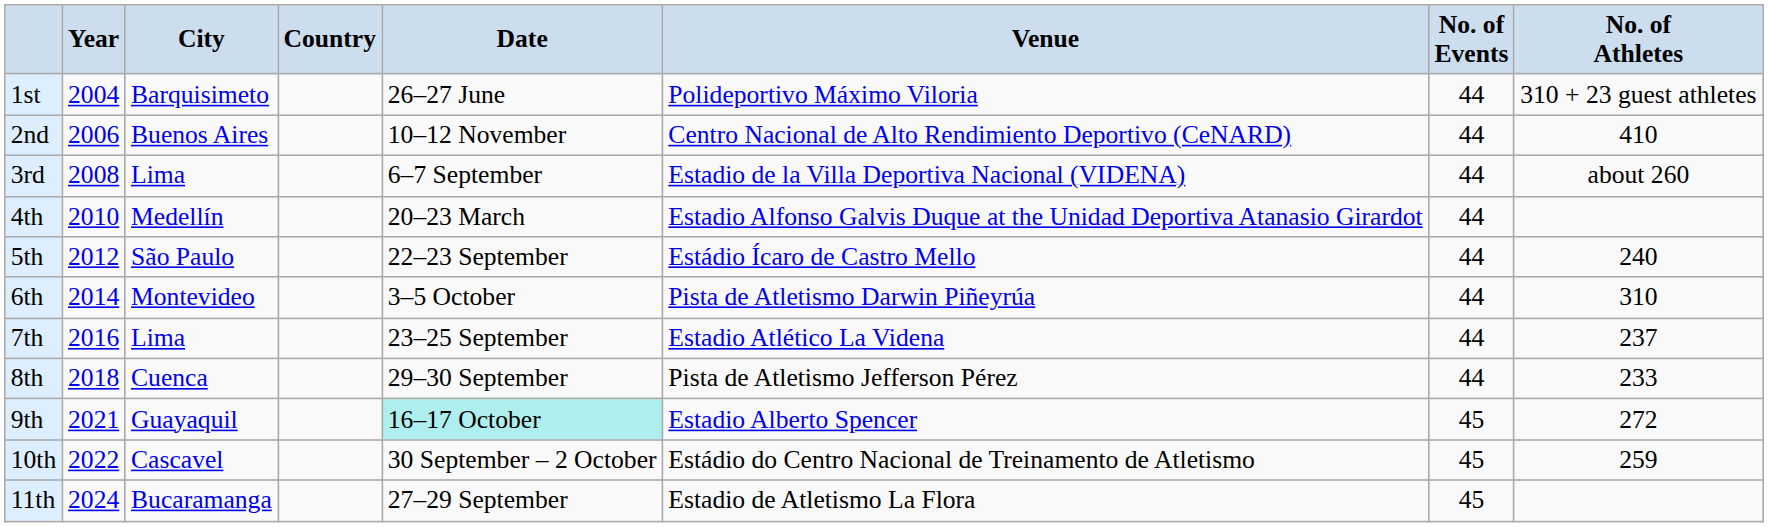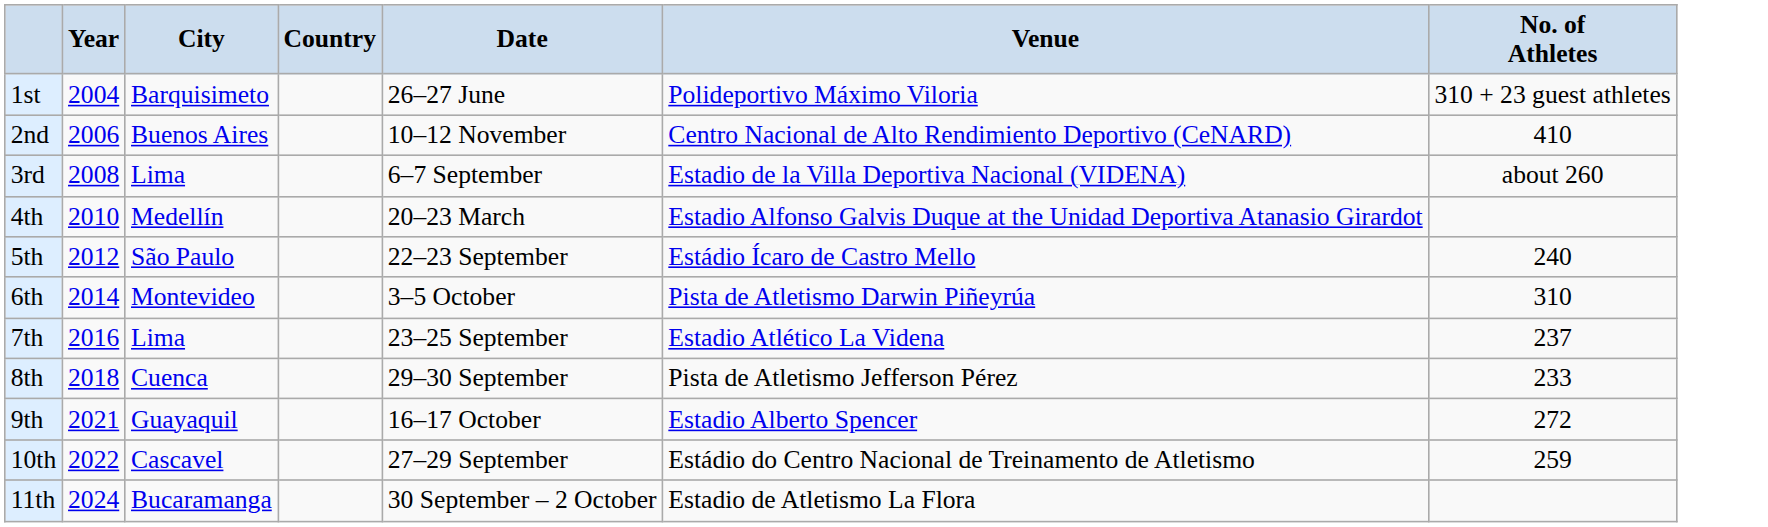- column: (1471, 39)
(464, 418) paleturquoise background -> (464, 418) no background
(522, 459) 30 September – 2 October -> (478, 459) 27–29 September
(478, 500) 27–29 September -> (522, 500) 30 September – 2 October
